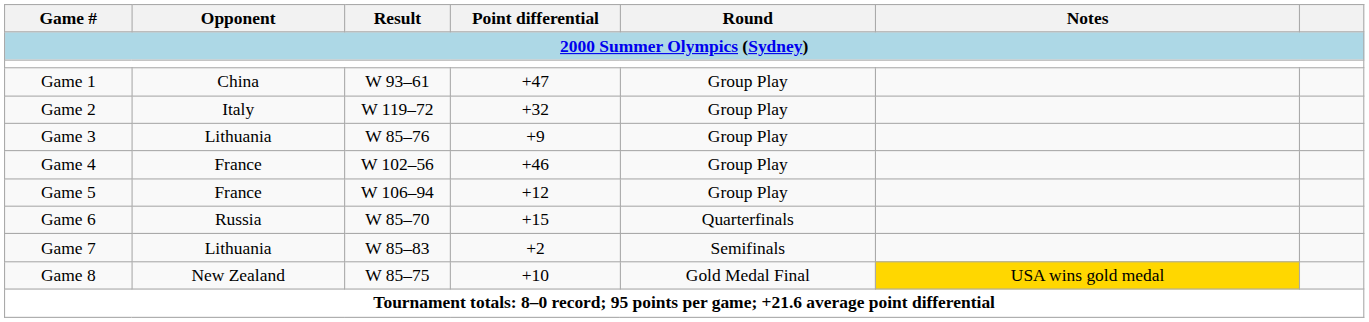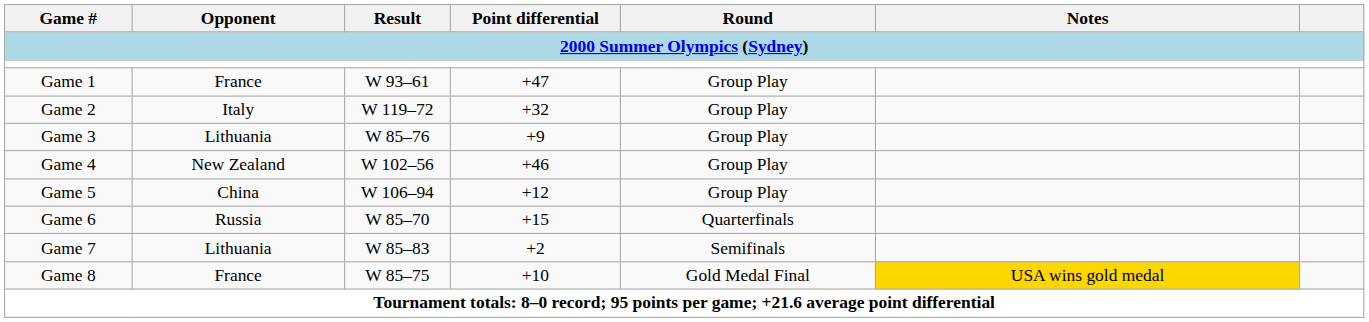(238, 81) China -> (238, 81) France
(238, 164) France -> (238, 164) New Zealand
(238, 192) France -> (238, 192) China
(238, 275) New Zealand -> (238, 275) France
